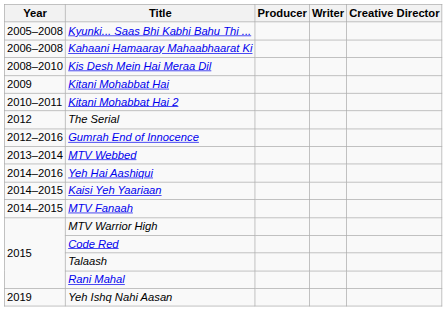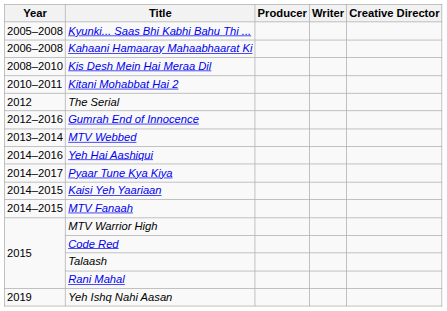- row: (119, 84)
+ row: (120, 173)
